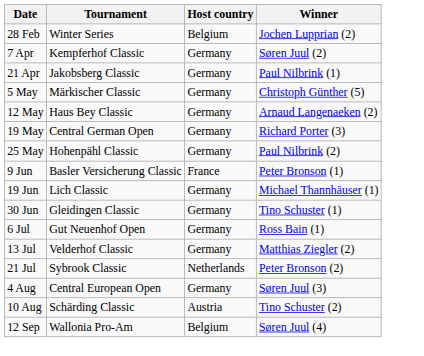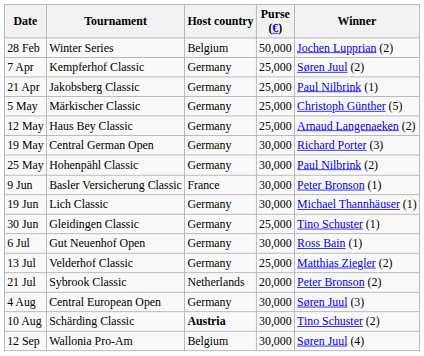+ column: (275, 21)
(205, 307) normal -> (206, 321) bold
